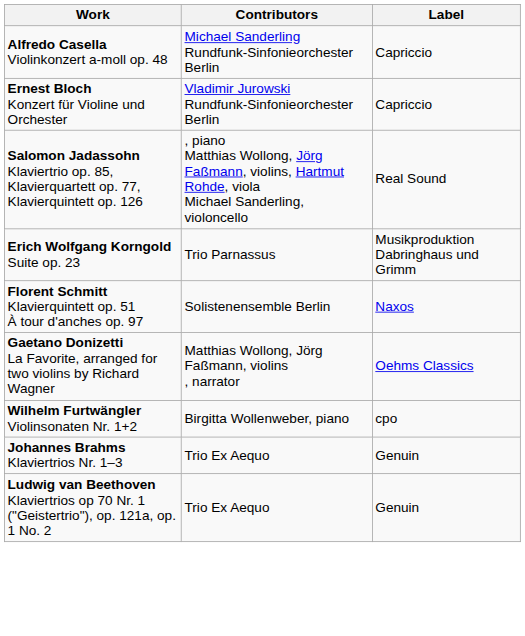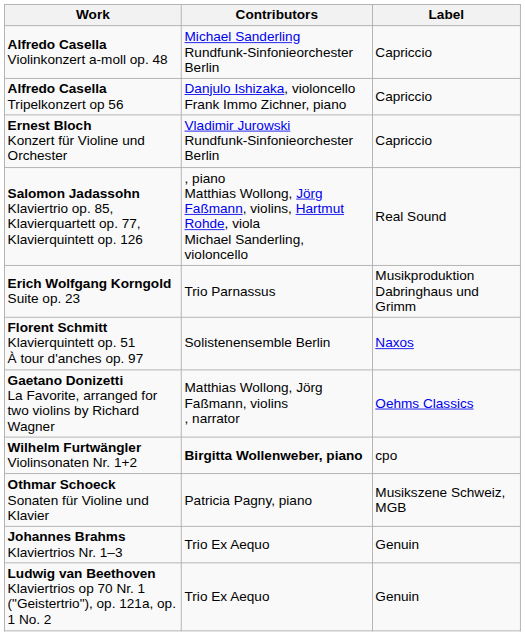+ row: (66, 96)
(267, 418) normal -> (274, 455) bold
+ row: (78, 500)
